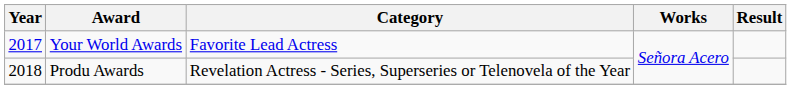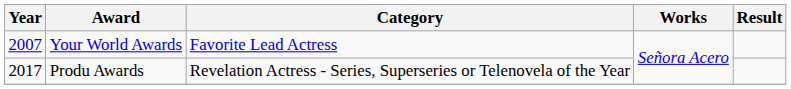(25, 44) 2017 -> (25, 44) 2007
(25, 71) 2018 -> (25, 71) 2017
